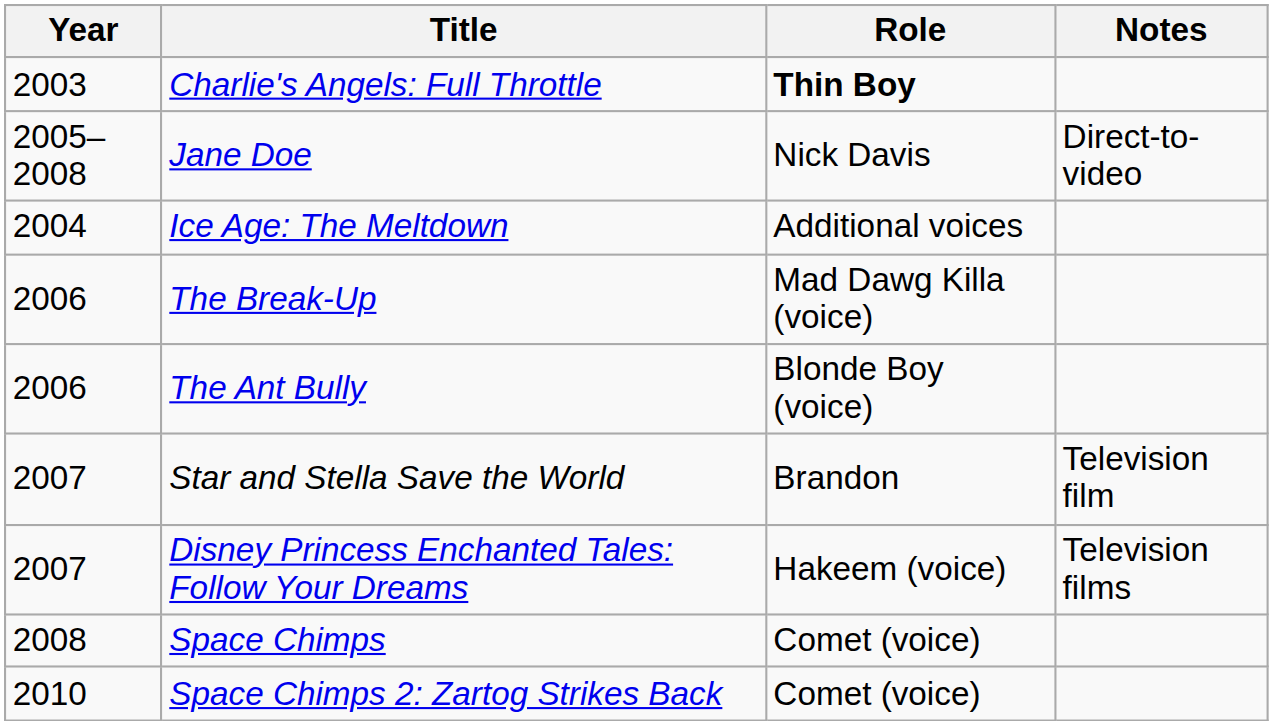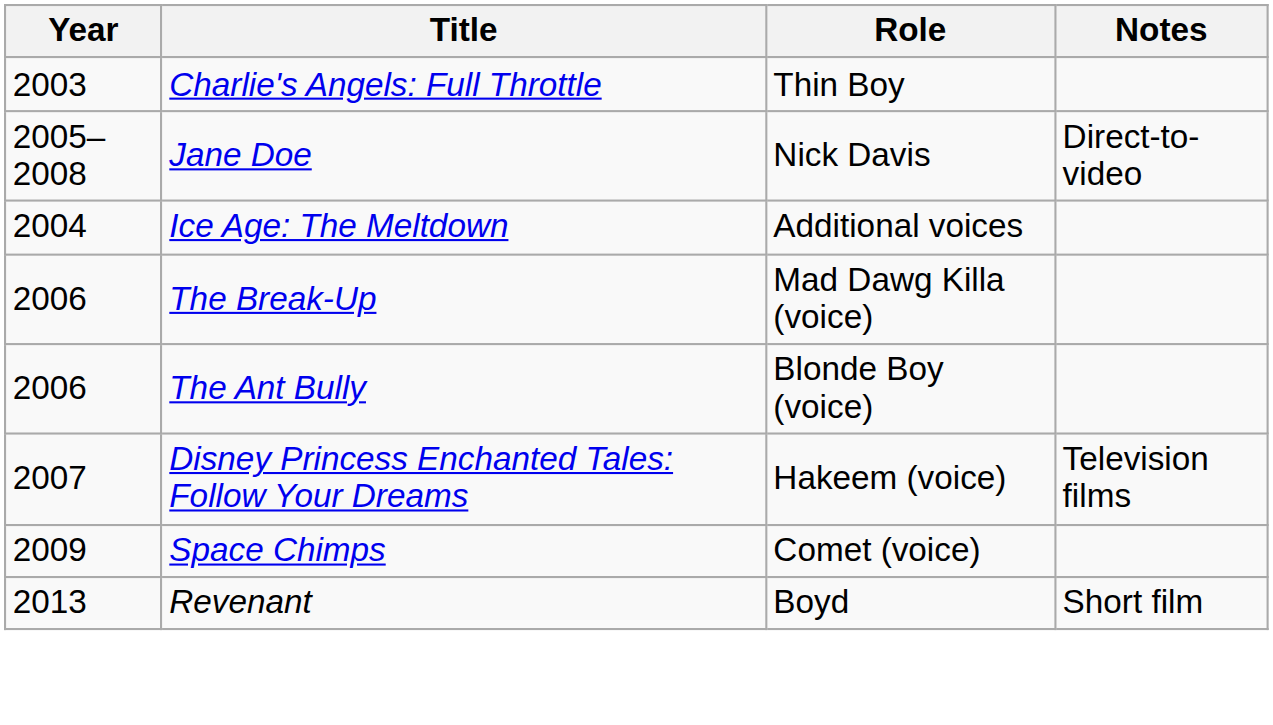(845, 83) bold -> (839, 83) normal
- row: (397, 478)
(50, 640) 2008 -> (50, 550) 2009
- row: (446, 693)
+ row: (241, 602)
